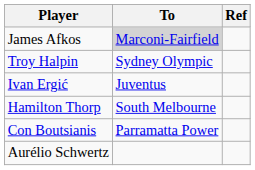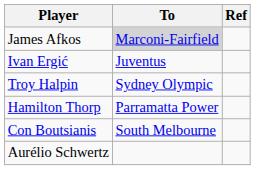rows swapped: (43, 61) <-> (38, 84)
(166, 107) South Melbourne -> (167, 107) Parramatta Power
(167, 130) Parramatta Power -> (166, 130) South Melbourne
